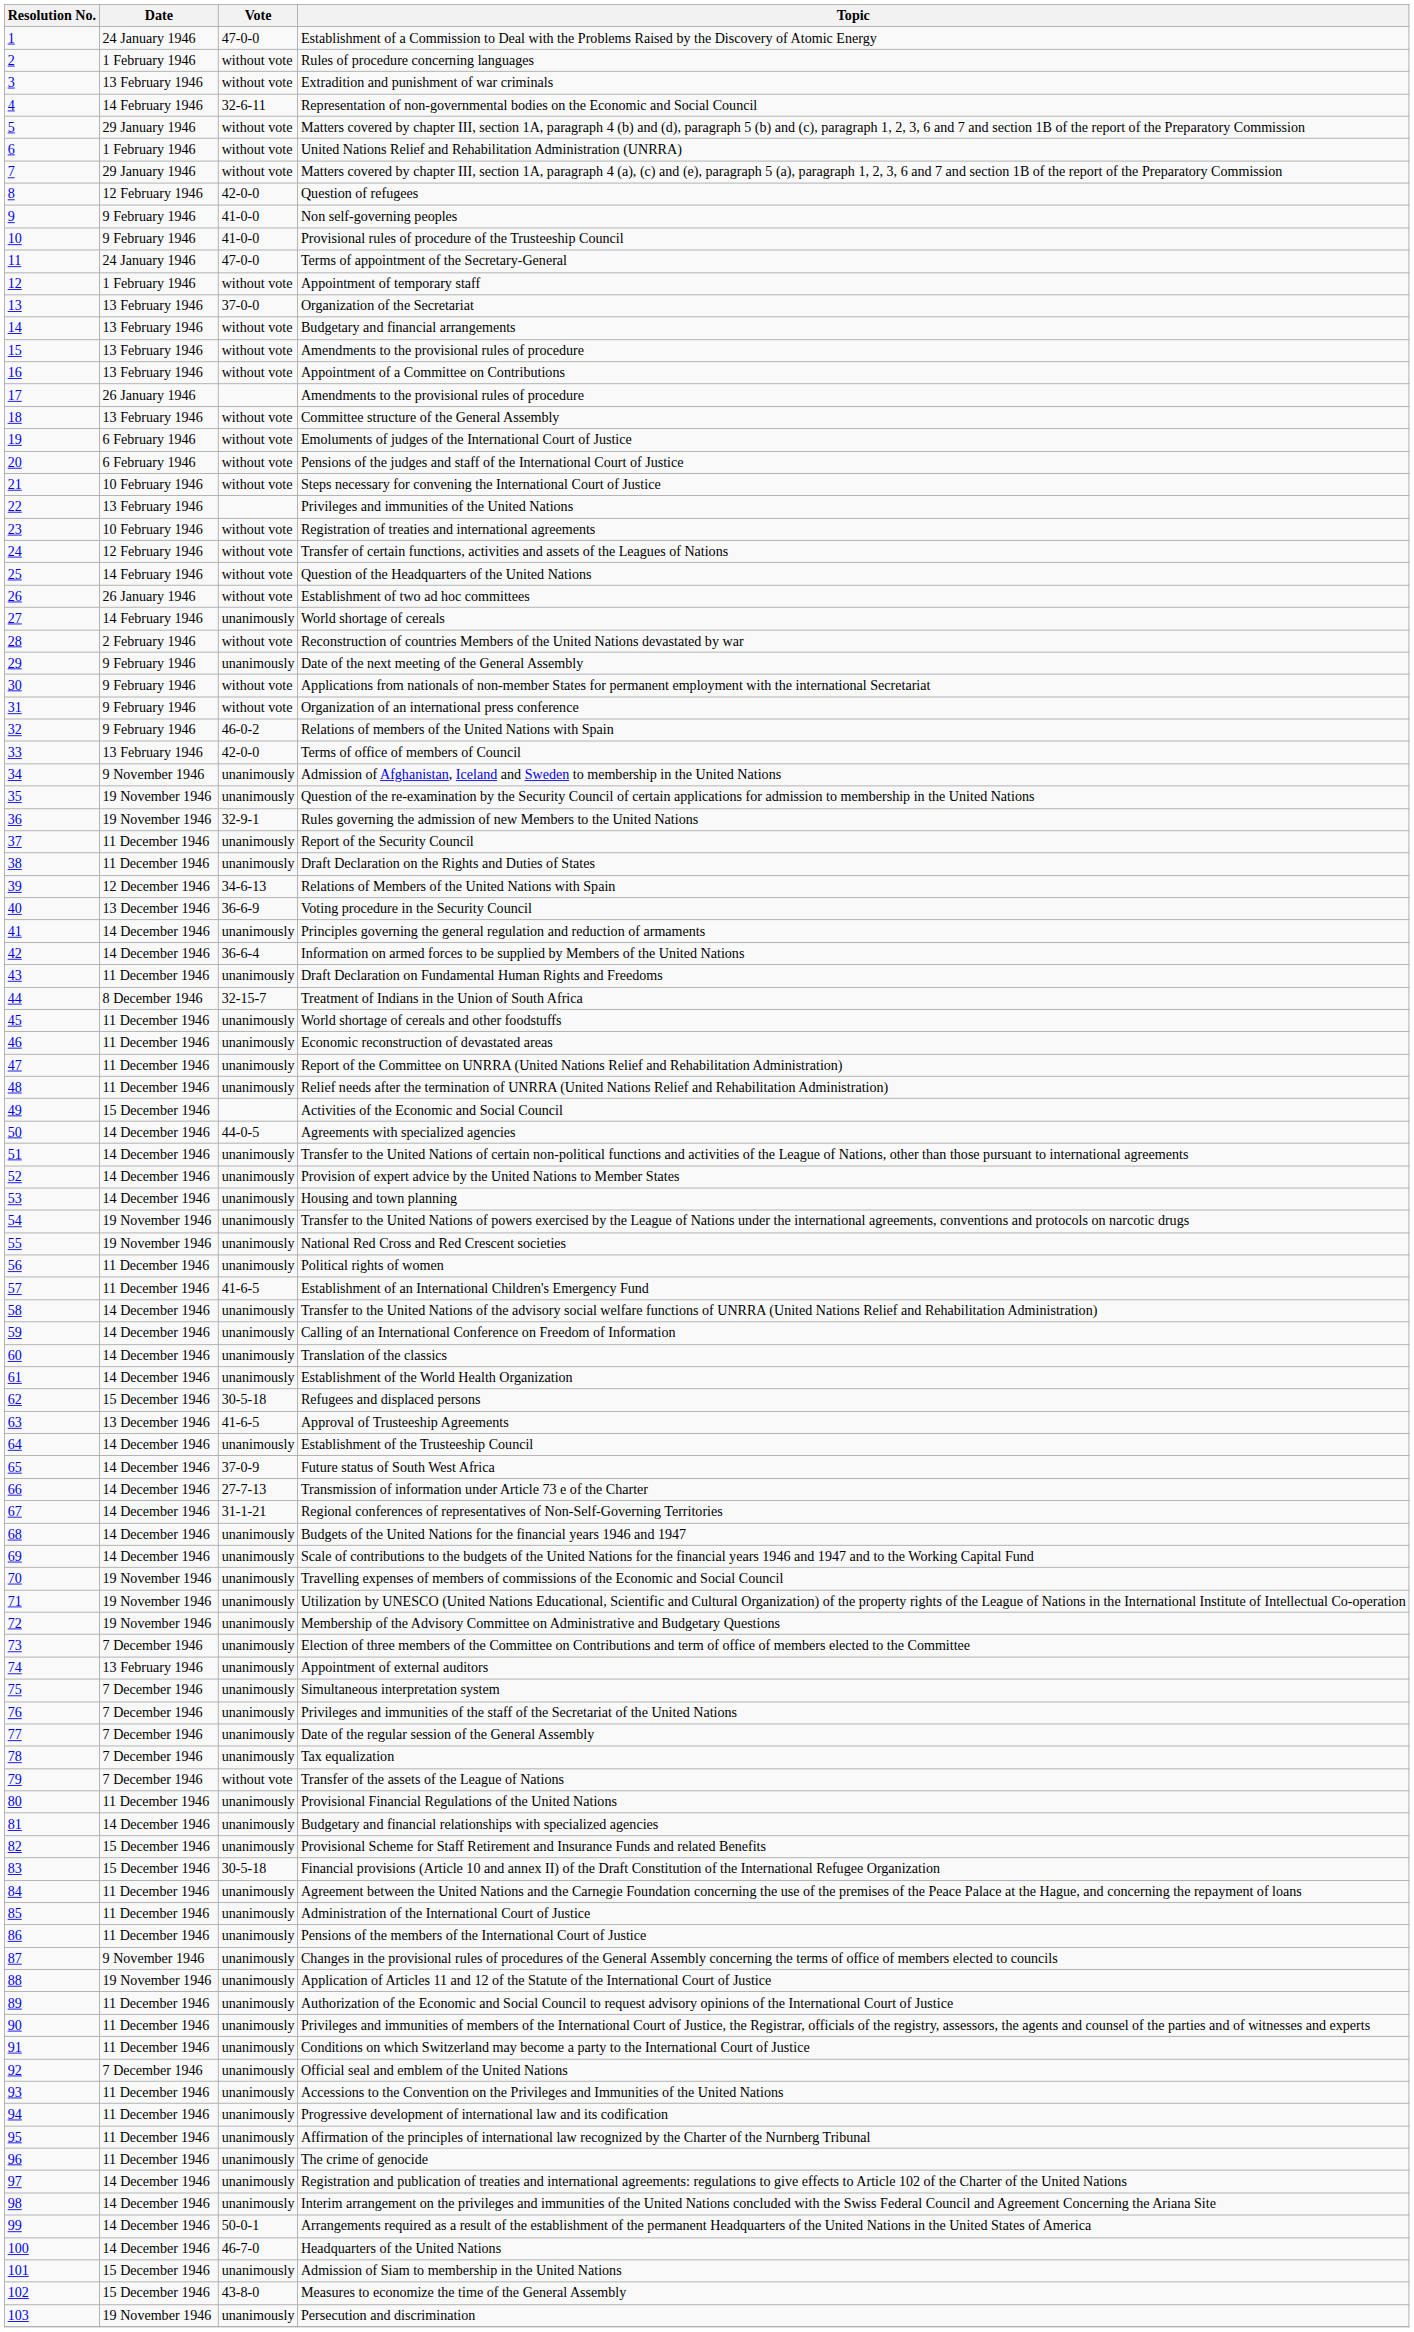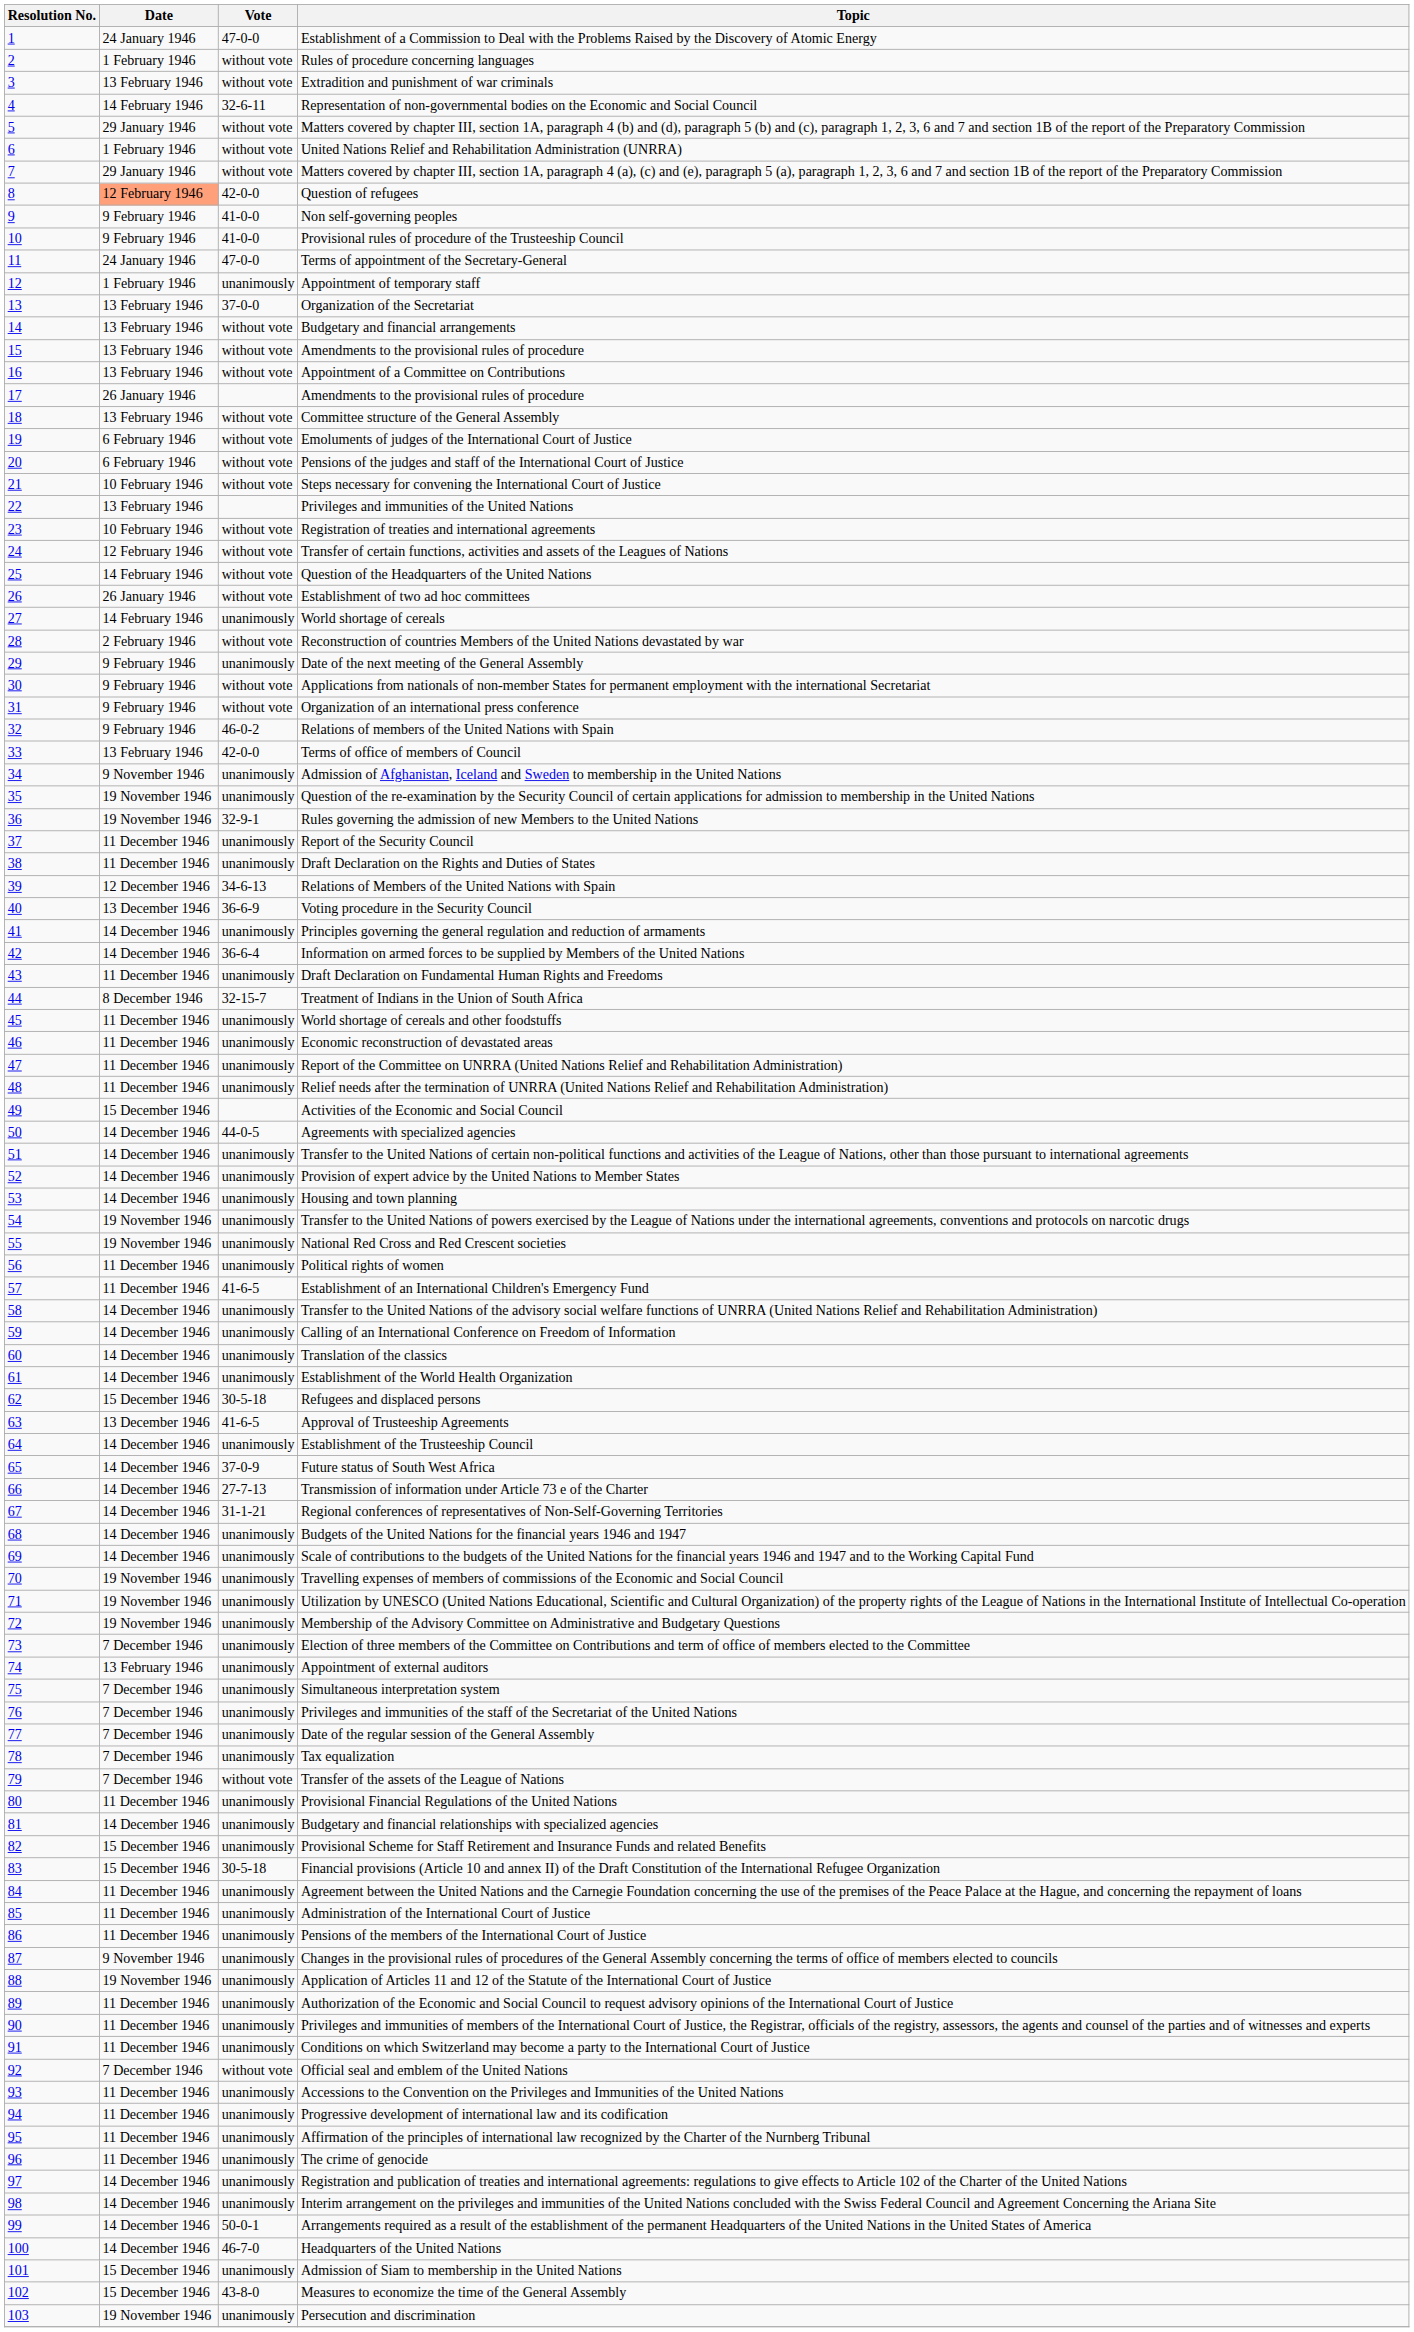(153, 194) no background -> (153, 194) lightsalmon background
(257, 283) without vote -> (258, 283) unanimously
(258, 2070) unanimously -> (257, 2070) without vote
